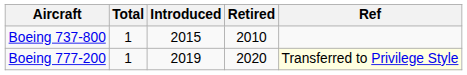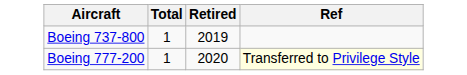- column: (186, 15)
(251, 37) 2010 -> (213, 37) 2019
